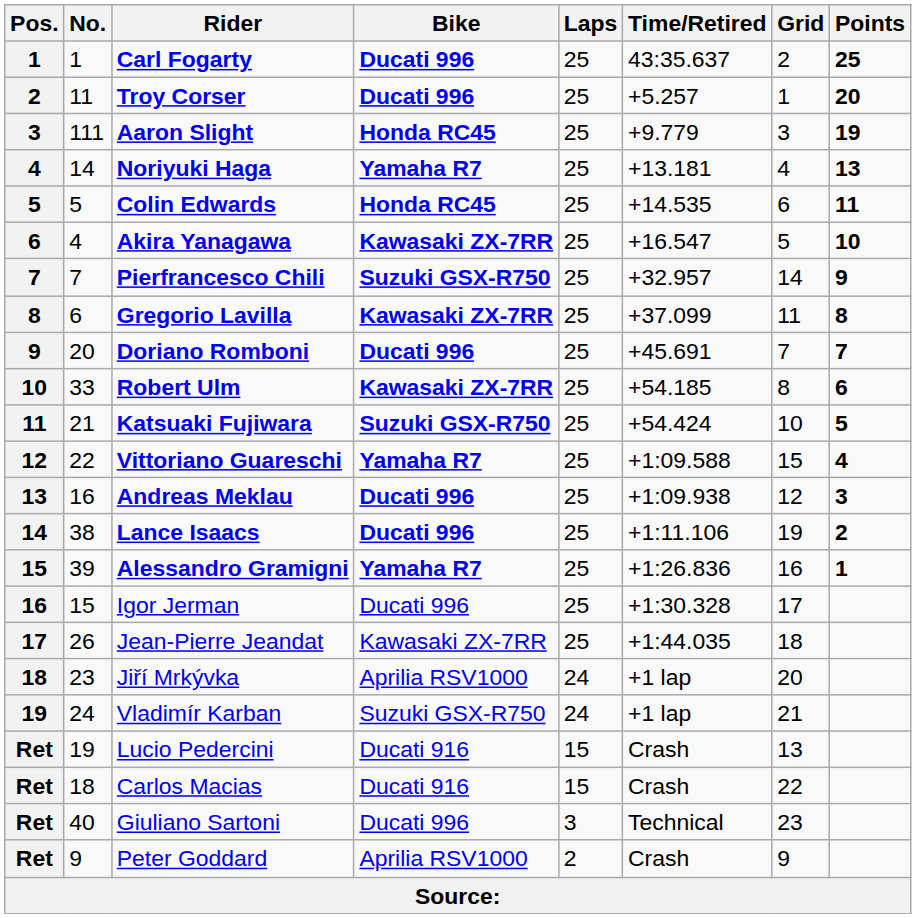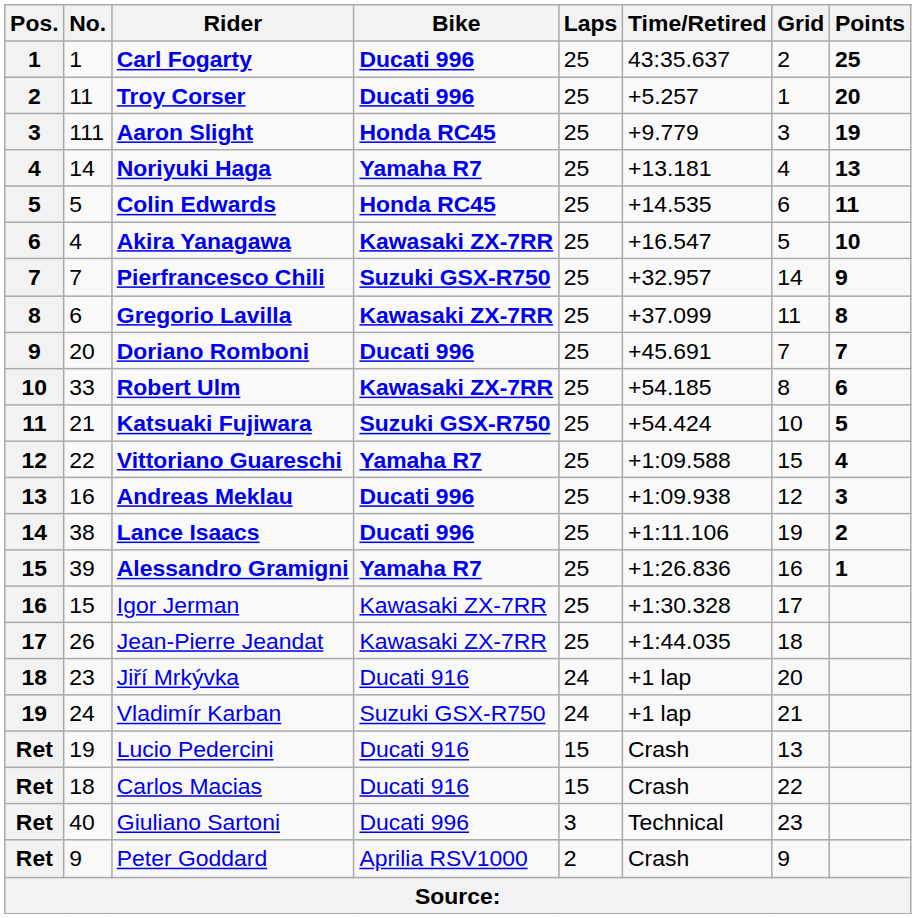(414, 604) Ducati 996 -> (453, 604) Kawasaki ZX-7RR
(444, 677) Aprilia RSV1000 -> (414, 677) Ducati 916
